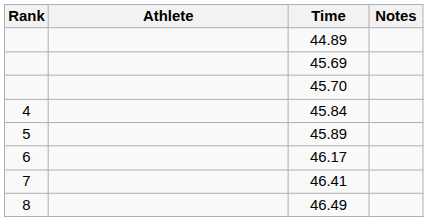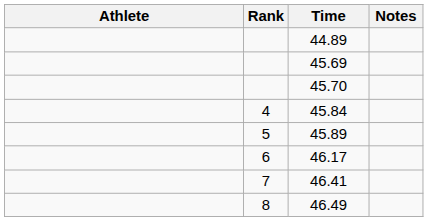columns swapped: (26, 16) <-> (168, 16)
